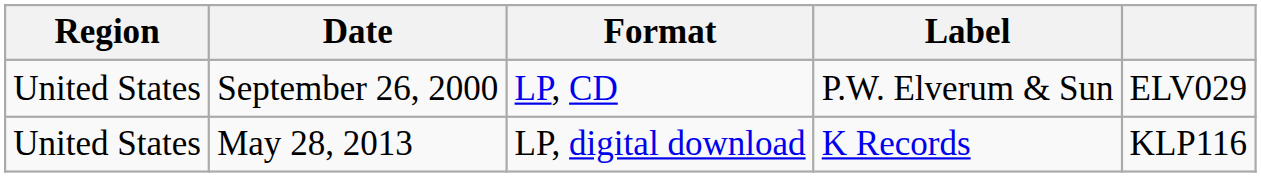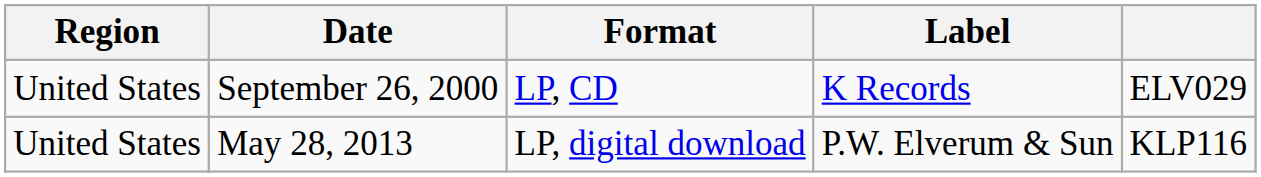(968, 87) P.W. Elverum & Sun -> (896, 87) K Records
(896, 143) K Records -> (968, 143) P.W. Elverum & Sun
